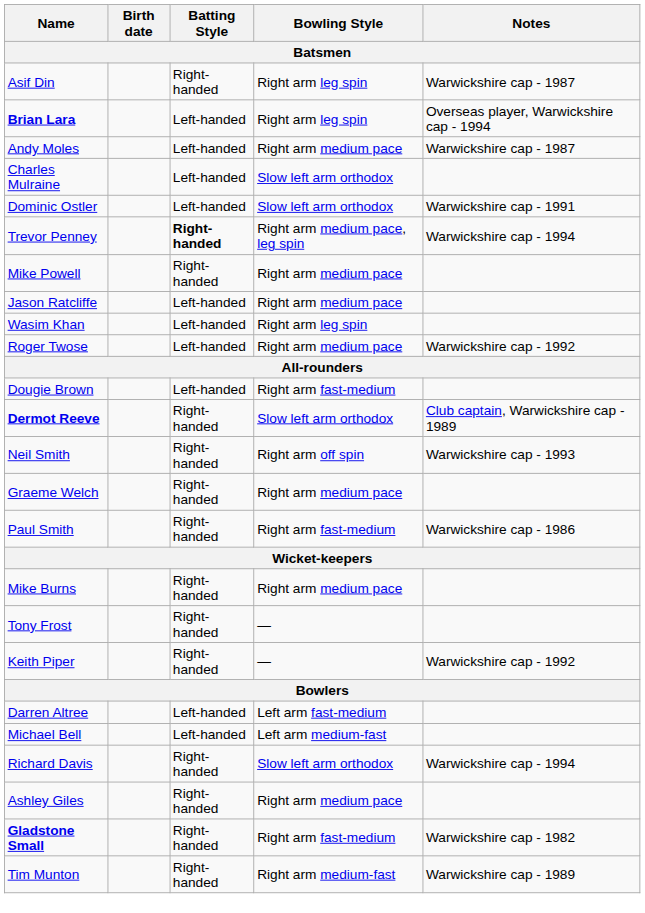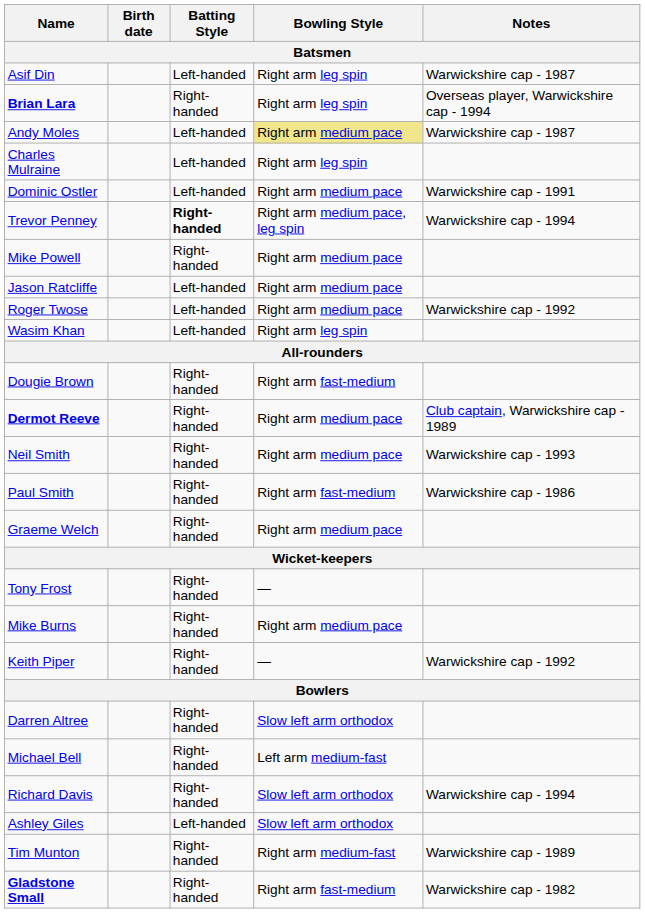(196, 82) Right-handed -> (209, 74) Left-handed
(209, 119) Left-handed -> (196, 103) Right-handed
(330, 148) no background -> (330, 133) khaki background
(325, 177) Slow left arm orthodox -> (312, 162) Right arm leg spin
(325, 207) Slow left arm orthodox -> (330, 191) Right arm medium pace
rows swapped: (48, 345) <-> (46, 324)
(209, 389) Left-handed -> (196, 381) Right-handed
(325, 418) Slow left arm orthodox -> (330, 418) Right arm medium pace
(311, 455) Right arm off spin -> (330, 455) Right arm medium pace
rows swapped: (41, 529) <-> (53, 492)
rows swapped: (42, 588) <-> (40, 625)
(209, 712) Left-handed -> (196, 720) Right-handed
(322, 712) Left arm fast-medium -> (325, 720) Slow left arm orthodox
(209, 734) Left-handed -> (196, 757) Right-handed
(196, 800) Right-handed -> (209, 823) Left-handed
(330, 800) Right arm medium pace -> (325, 823) Slow left arm orthodox
rows swapped: (43, 874) <-> (41, 837)
